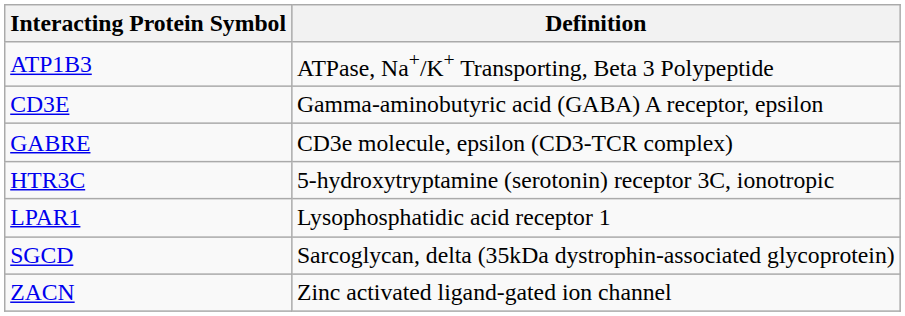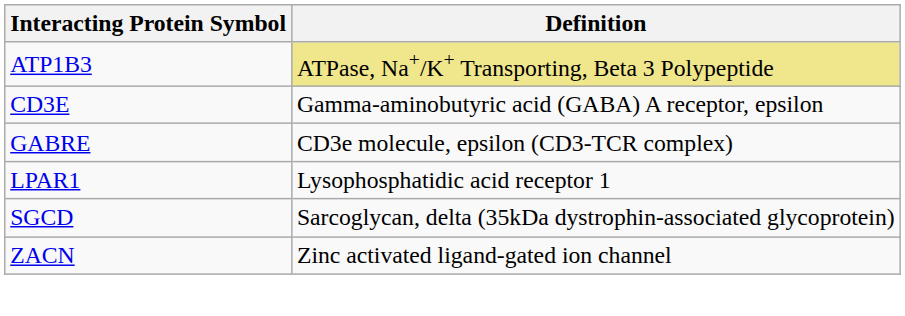(535, 64) no background -> (535, 64) khaki background
- row: (48, 179)
